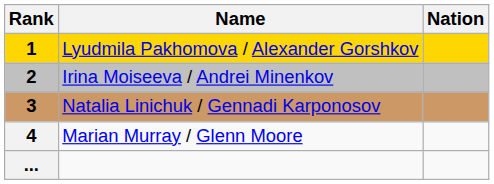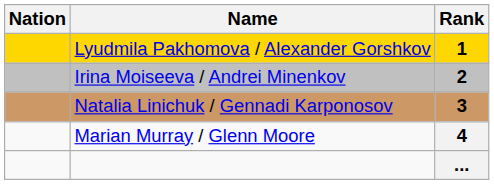columns swapped: (31, 19) <-> (456, 19)
